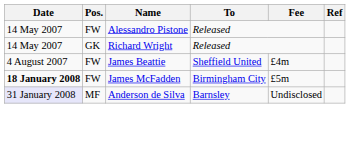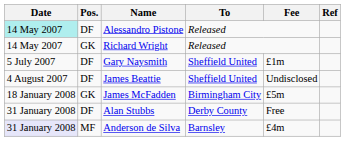(34, 29) no background -> (34, 29) paleturquoise background
(93, 29) FW -> (87, 29) DF
+ row: (135, 62)
(93, 62) FW -> (87, 78) DF
(280, 62) £4m -> (292, 78) Undisclosed
(43, 78) bold -> (41, 95) normal
(93, 78) FW -> (88, 95) GK
+ row: (129, 111)
(296, 95) Undisclosed -> (275, 128) £4m
